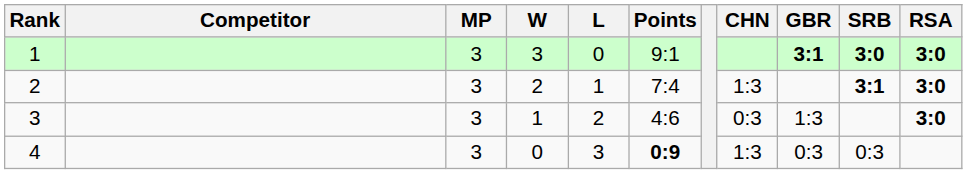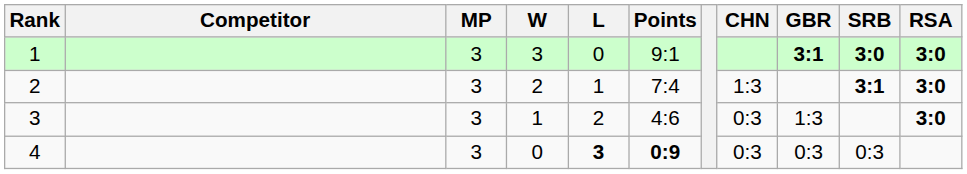(598, 151) normal -> (598, 151) bold
(747, 151) 1:3 -> (747, 151) 0:3
